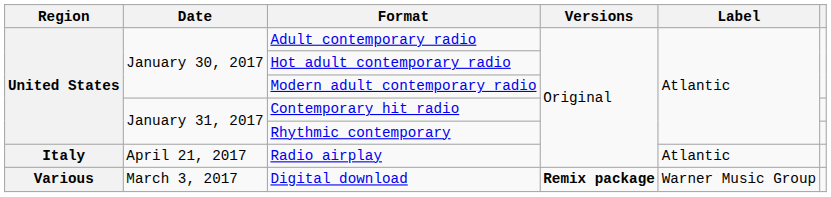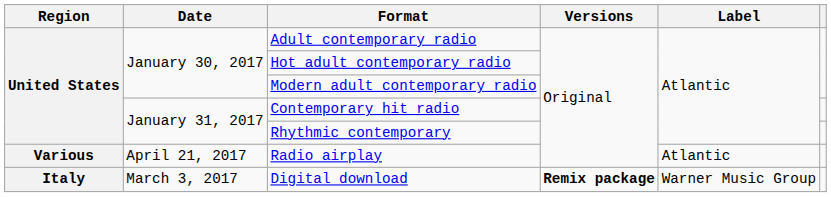(64, 156) Italy -> (64, 156) Various
(64, 179) Various -> (64, 179) Italy
